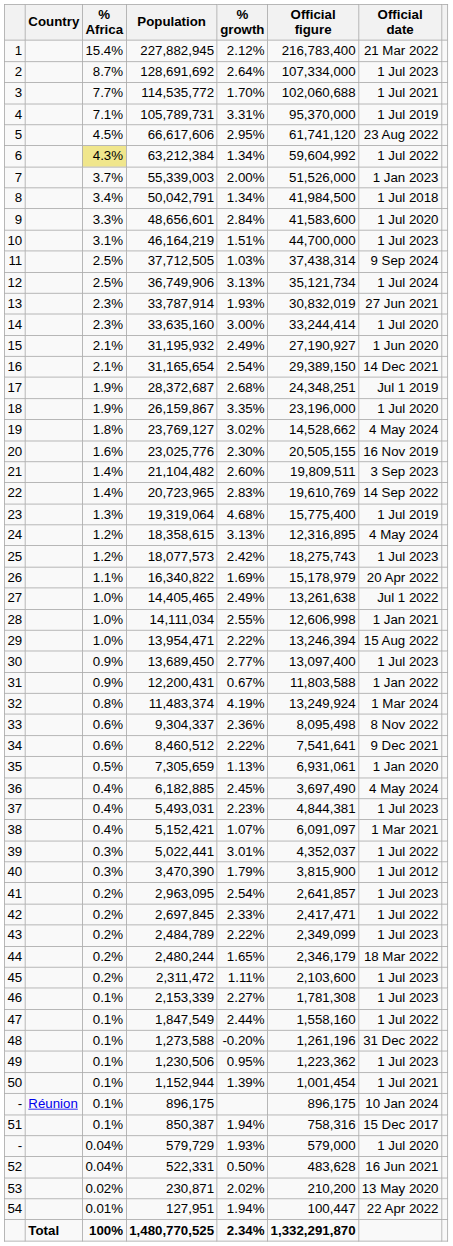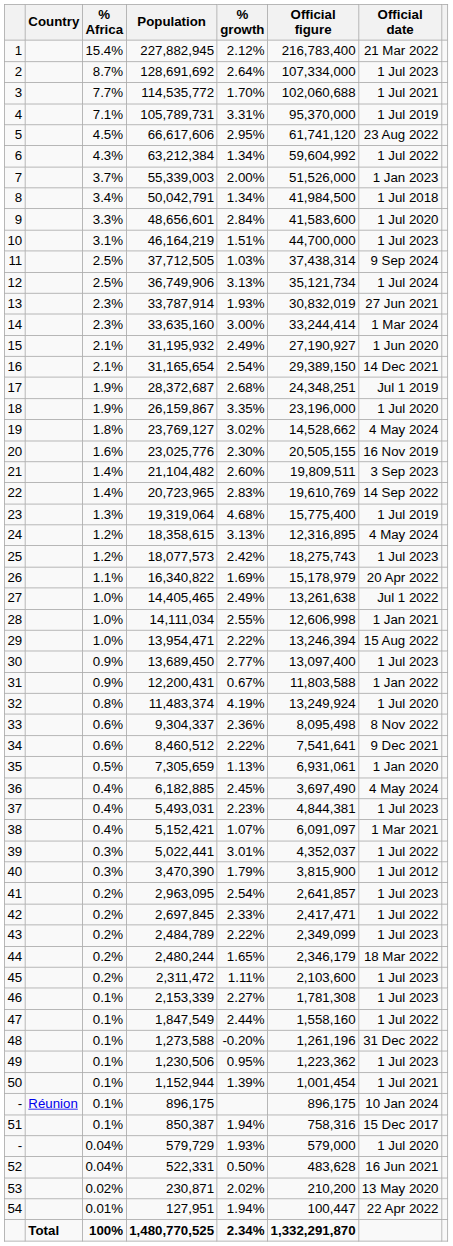(108, 156) khaki background -> (108, 156) no background
(408, 324) 1 Jul 2020 -> (405, 324) 1 Mar 2024
(405, 703) 1 Mar 2024 -> (408, 703) 1 Jul 2020
